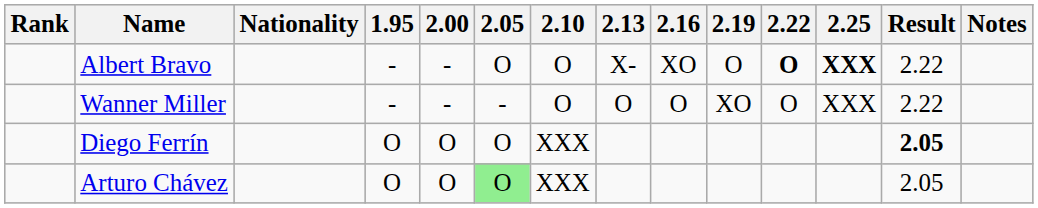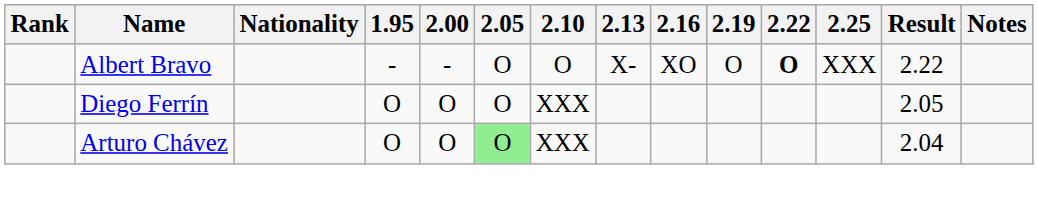(849, 63) bold -> (849, 63) normal
- row: (153, 103)
(922, 143) bold -> (922, 103) normal
(922, 182) 2.05 -> (922, 143) 2.04
